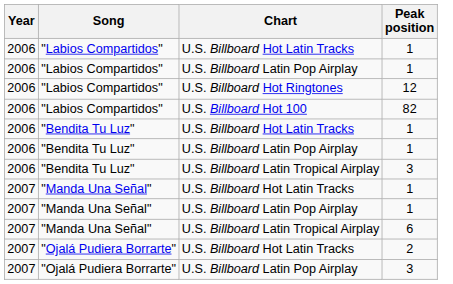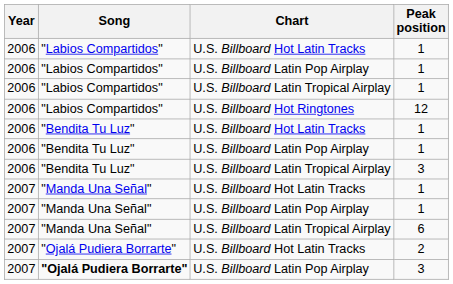+ row: (292, 88)
- row: (244, 108)
(109, 269) normal -> (114, 269) bold
